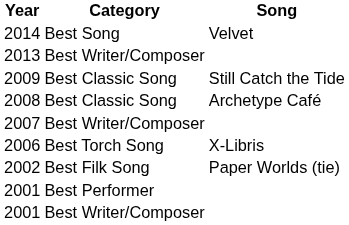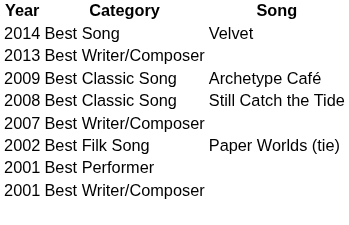(277, 78) Still Catch the Tide -> (265, 78) Archetype Café
(265, 100) Archetype Café -> (277, 100) Still Catch the Tide
- row: (22, 145)
